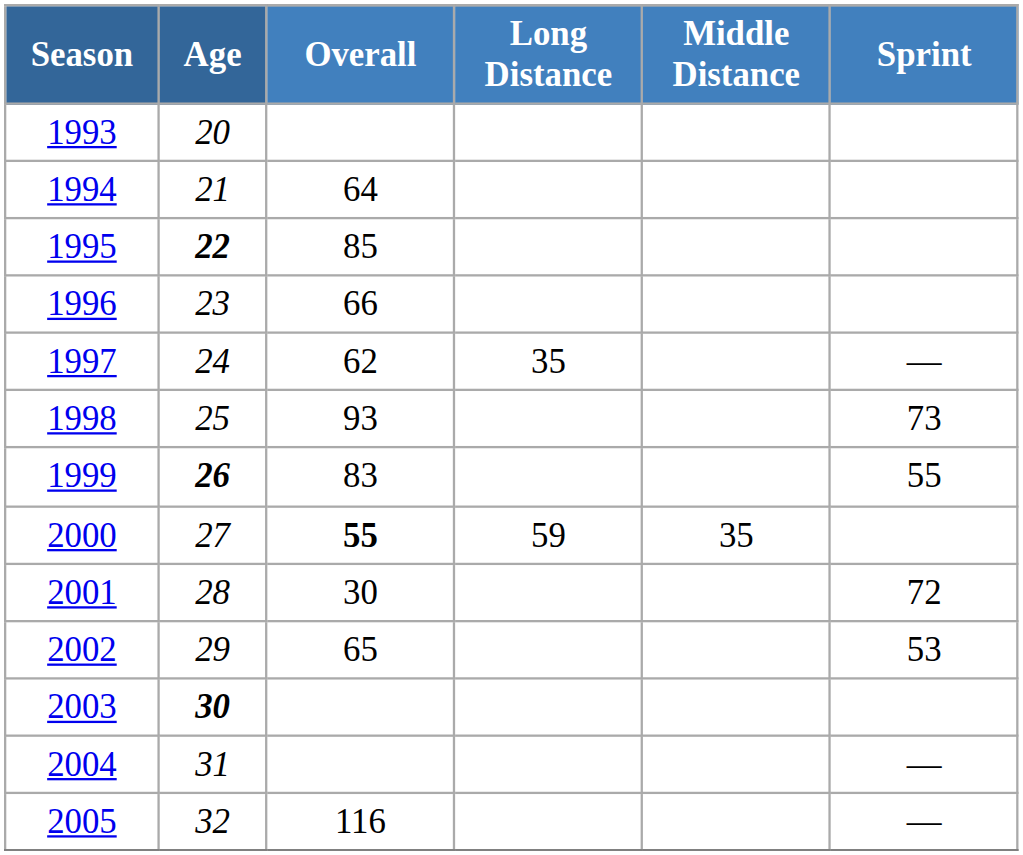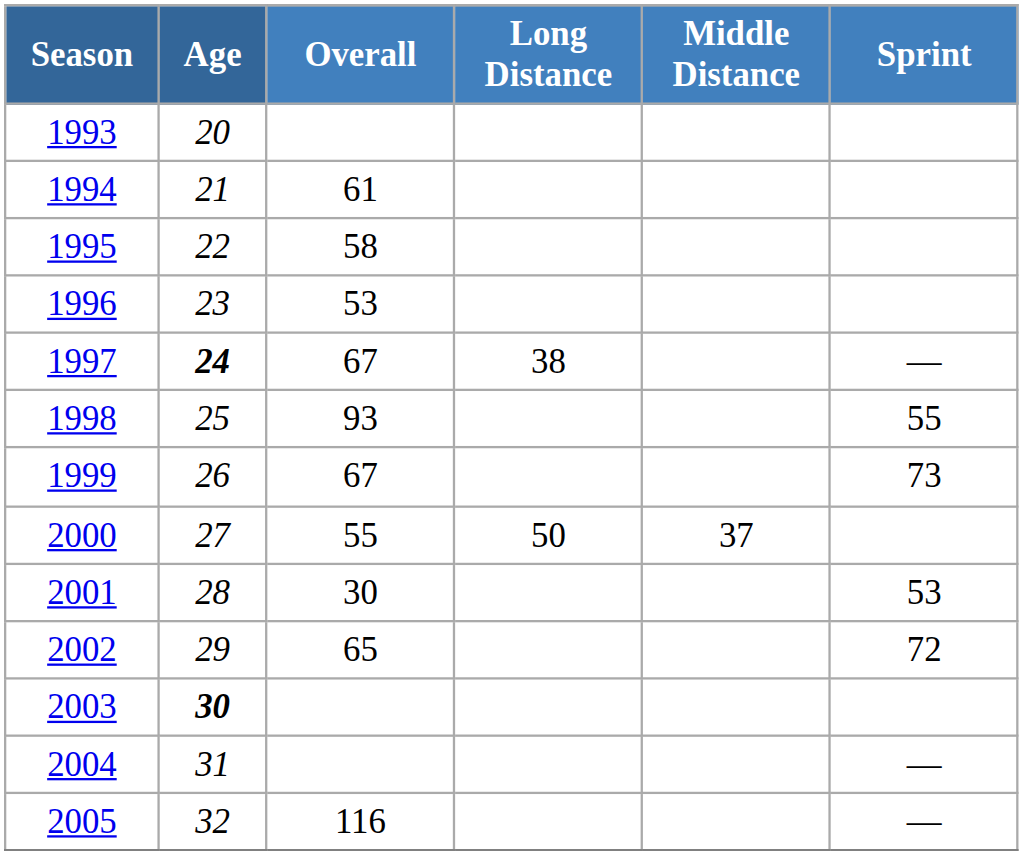(360, 189) 64 -> (360, 189) 61
(213, 246) bold -> (213, 246) normal
(360, 246) 85 -> (360, 246) 58
(360, 304) 66 -> (360, 304) 53
(213, 361) normal -> (213, 361) bold
(360, 361) 62 -> (360, 361) 67
(548, 361) 35 -> (548, 361) 38
(924, 418) 73 -> (924, 418) 55
(213, 476) bold -> (213, 476) normal
(360, 476) 83 -> (360, 476) 67
(924, 476) 55 -> (924, 476) 73
(360, 533) bold -> (360, 533) normal
(548, 533) 59 -> (548, 533) 50
(736, 533) 35 -> (736, 533) 37
(924, 591) 72 -> (924, 591) 53
(924, 648) 53 -> (924, 648) 72
